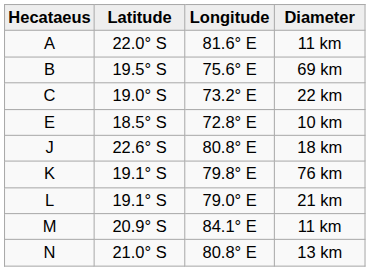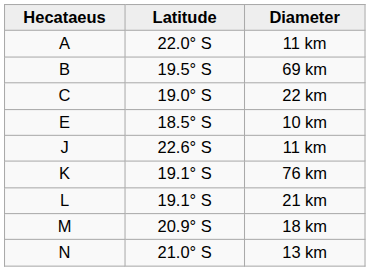- column: (230, 17)
(320, 148) 18 km -> (305, 148) 11 km
(320, 226) 11 km -> (305, 226) 18 km
